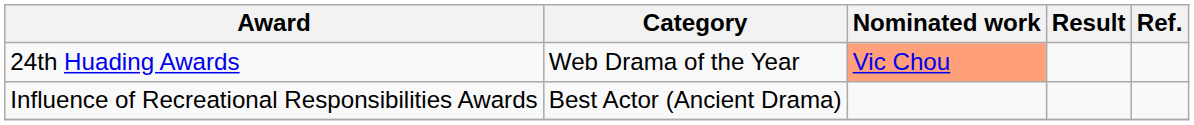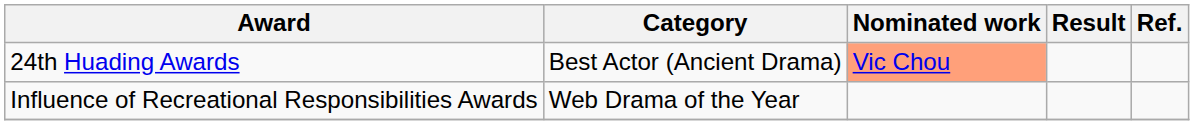(674, 61) Web Drama of the Year -> (695, 61) Best Actor (Ancient Drama)
(695, 100) Best Actor (Ancient Drama) -> (674, 100) Web Drama of the Year
